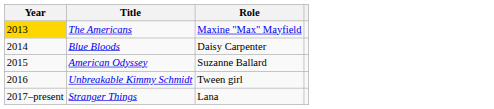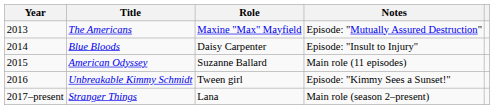+ column: (394, 12)
(17, 29) gold background -> (17, 29) no background
